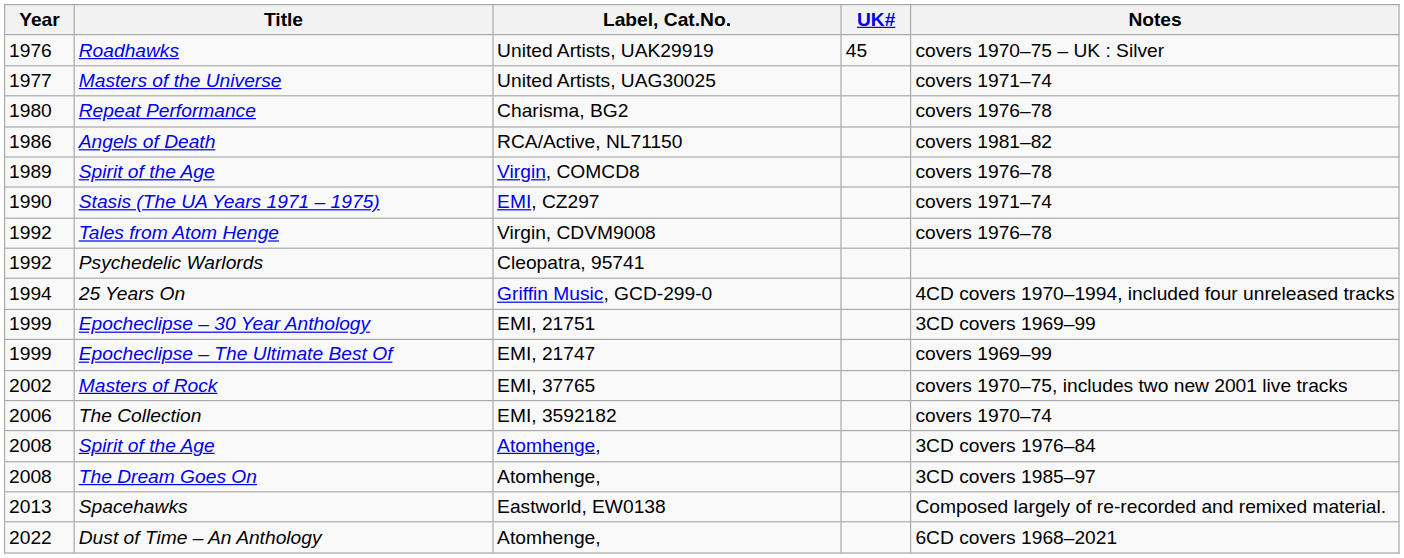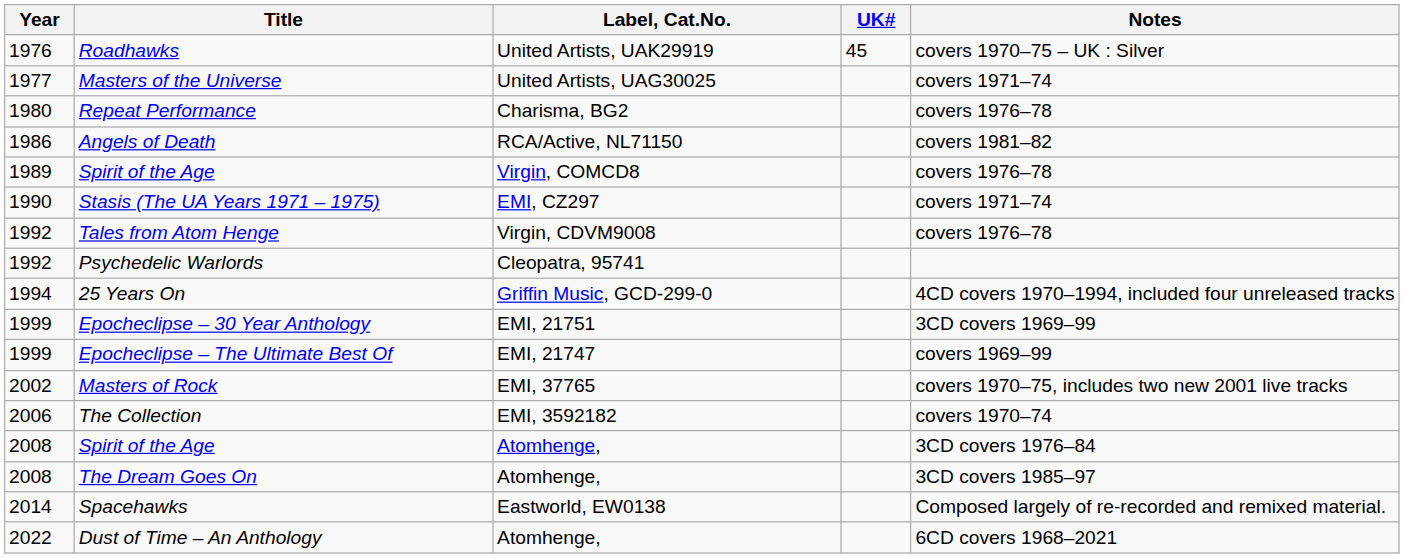(30, 506) 2013 -> (30, 506) 2014
